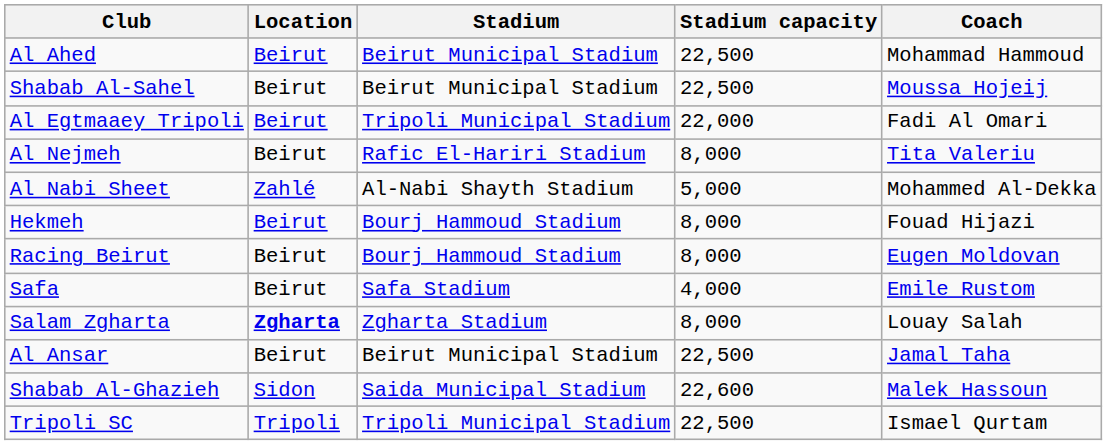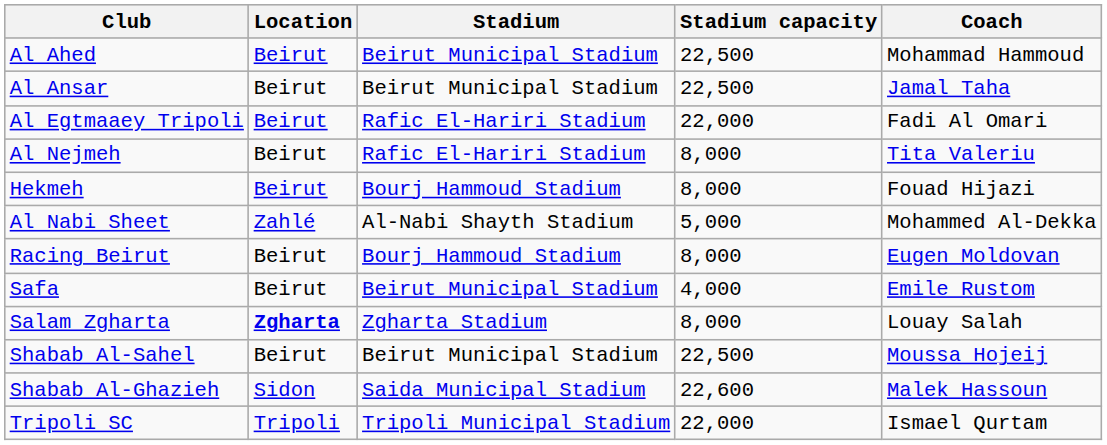rows swapped: (59, 356) <-> (102, 88)
(516, 122) Tripoli Municipal Stadium -> (504, 122) Rafic El-Hariri Stadium
rows swapped: (47, 222) <-> (90, 189)
(436, 289) Safa Stadium -> (510, 289) Beirut Municipal Stadium
(717, 423) 22,500 -> (717, 423) 22,000
